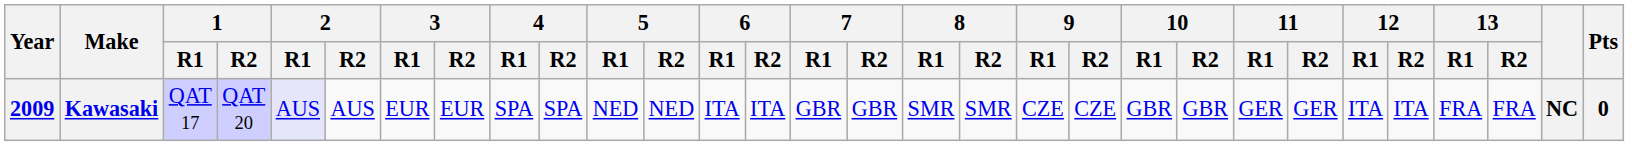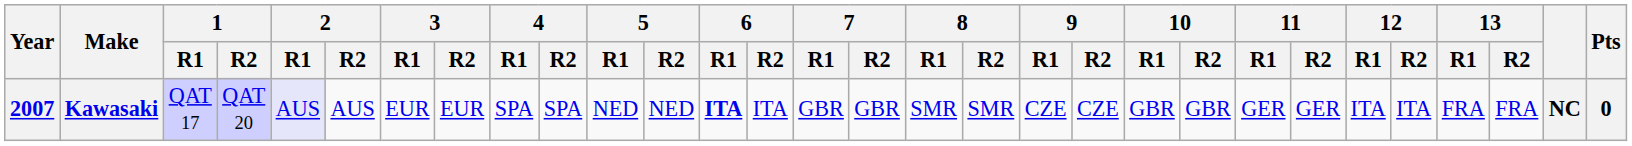(32, 109) 2009 -> (32, 109) 2007
(722, 109) normal -> (723, 109) bold
